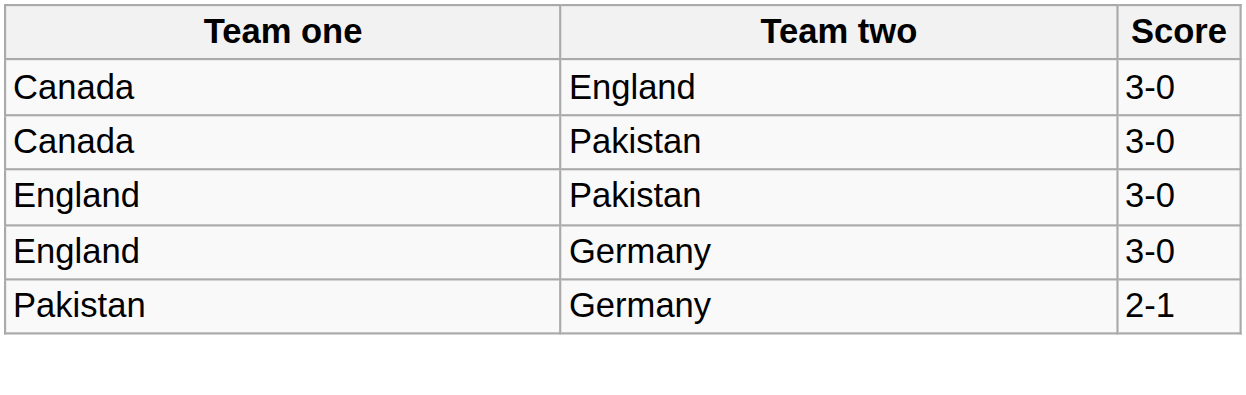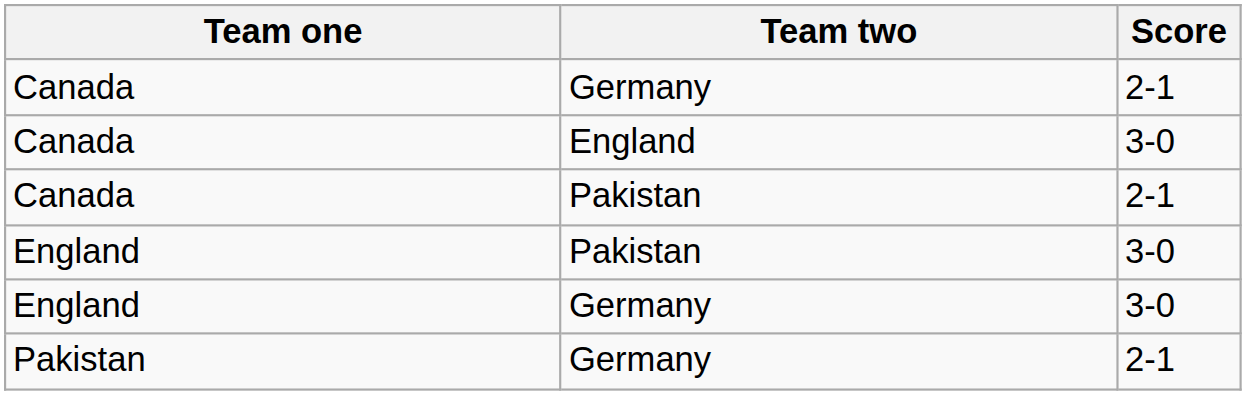+ row: (74, 86)
(1150, 141) 3-0 -> (1150, 196) 2-1
